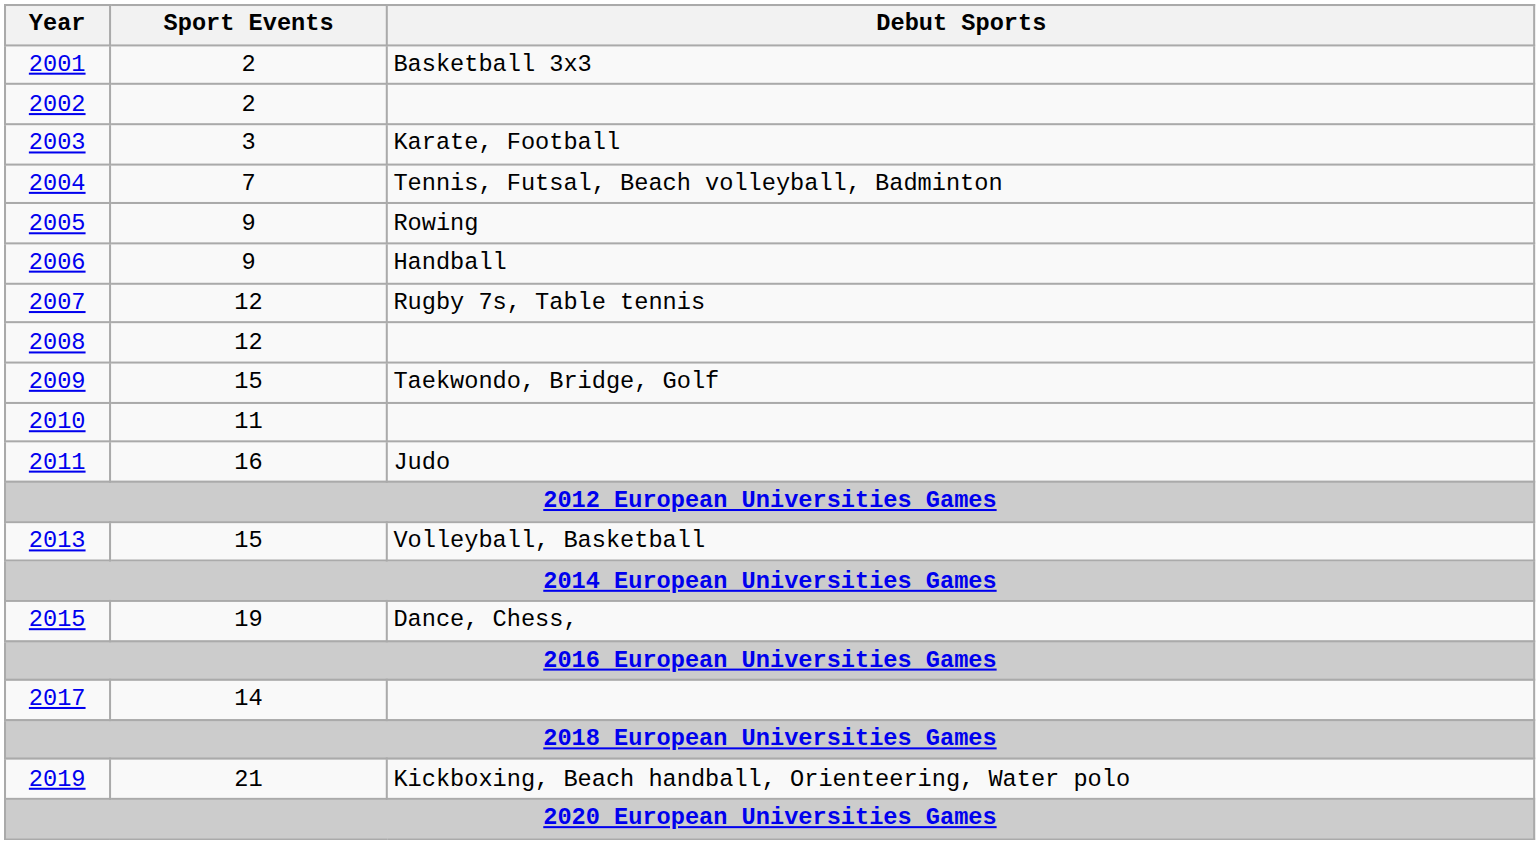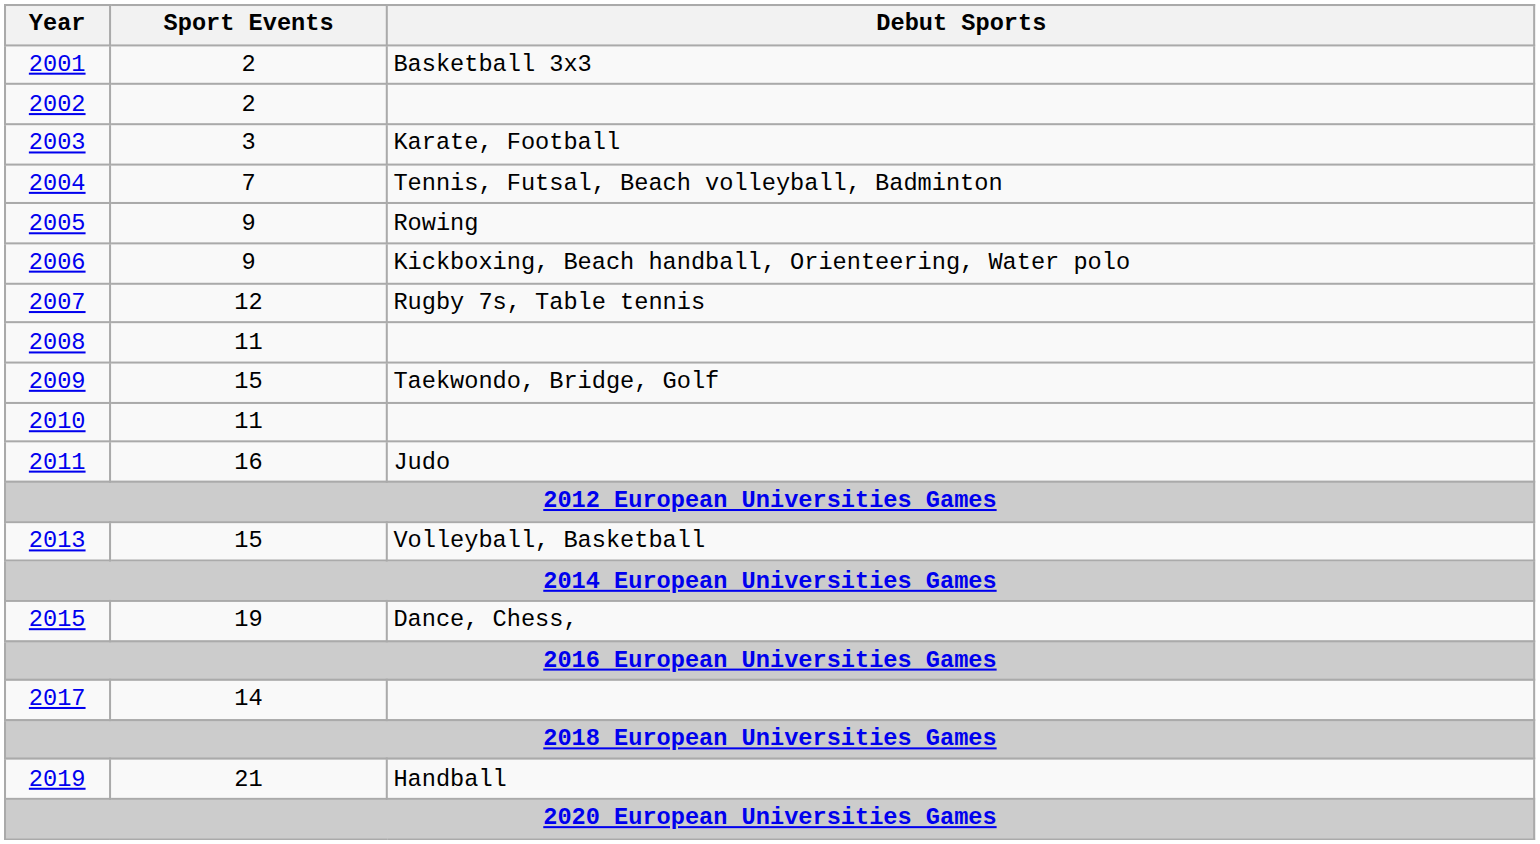(450, 263) Handball -> (762, 263) Kickboxing, Beach handball, Orienteering, Water polo
(249, 342) 12 -> (249, 342) 11
(762, 779) Kickboxing, Beach handball, Orienteering, Water polo -> (450, 779) Handball
